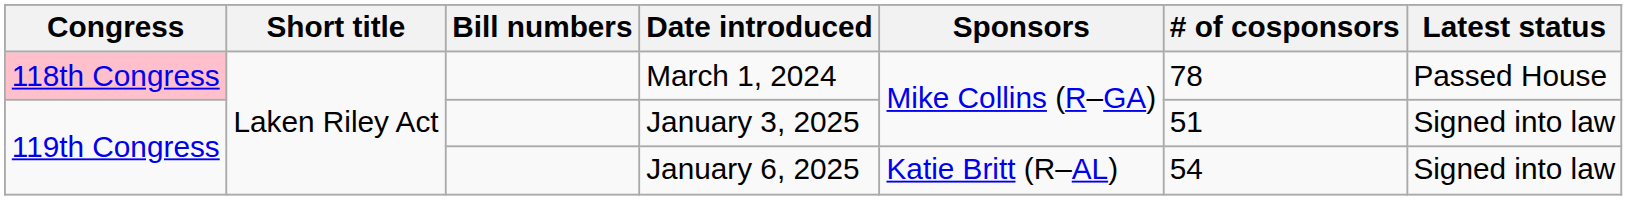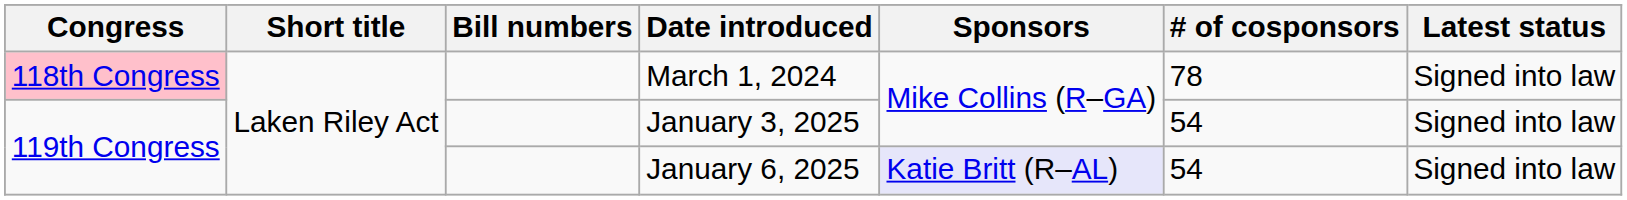(1510, 75) Passed House -> (1514, 75) Signed into law
(1186, 122) 51 -> (1186, 122) 54
(1002, 169) no background -> (1002, 169) lavender background
